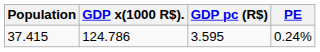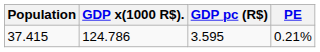(293, 36) 0.24% -> (293, 36) 0.21%
